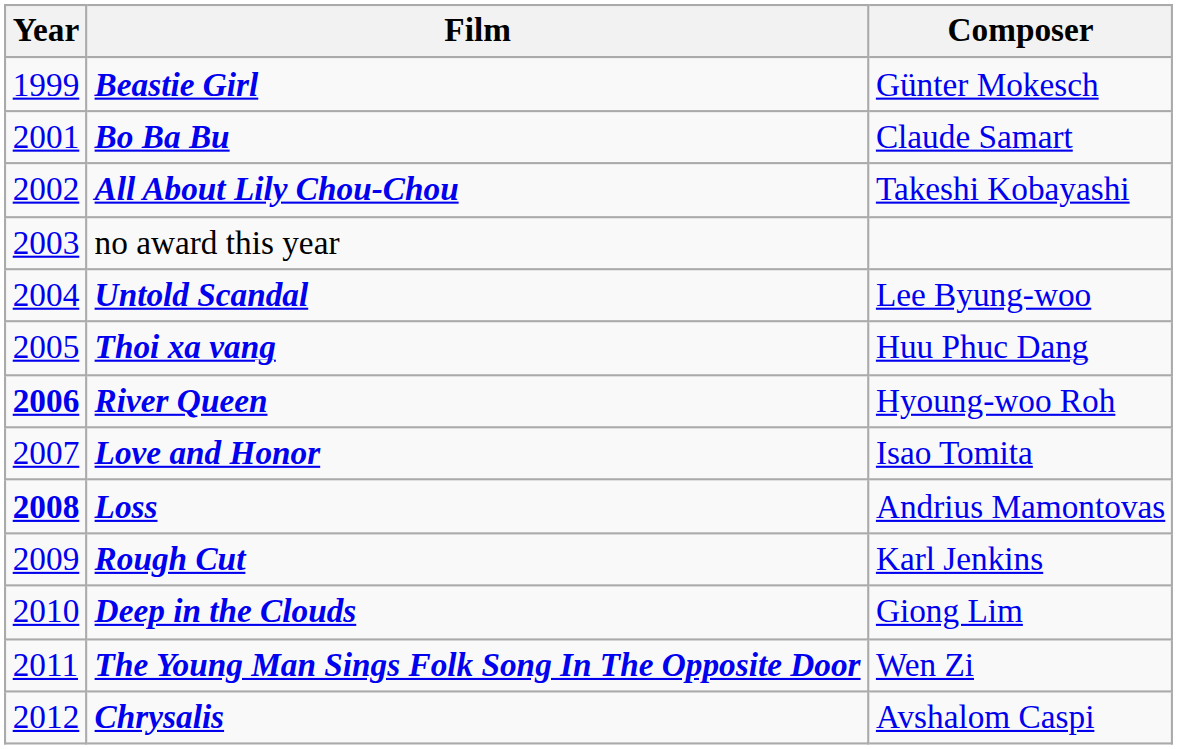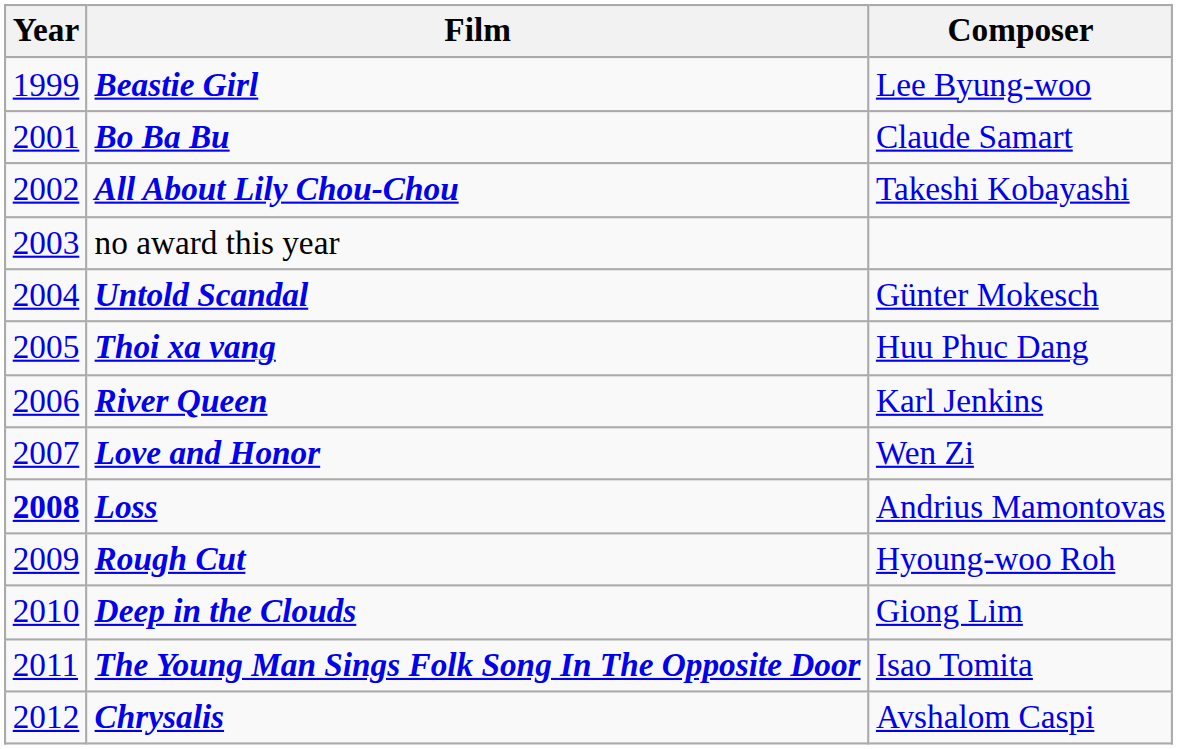(987, 83) Günter Mokesch -> (984, 83) Lee Byung-woo
(984, 294) Lee Byung-woo -> (987, 294) Günter Mokesch
(46, 400) bold -> (46, 400) normal
(996, 400) Hyoung-woo Roh -> (960, 400) Karl Jenkins
(954, 453) Isao Tomita -> (925, 453) Wen Zi
(960, 558) Karl Jenkins -> (996, 558) Hyoung-woo Roh
(925, 664) Wen Zi -> (954, 664) Isao Tomita
